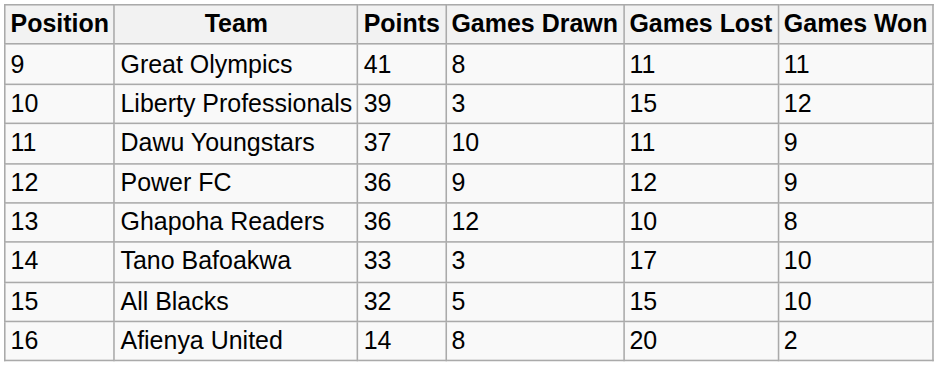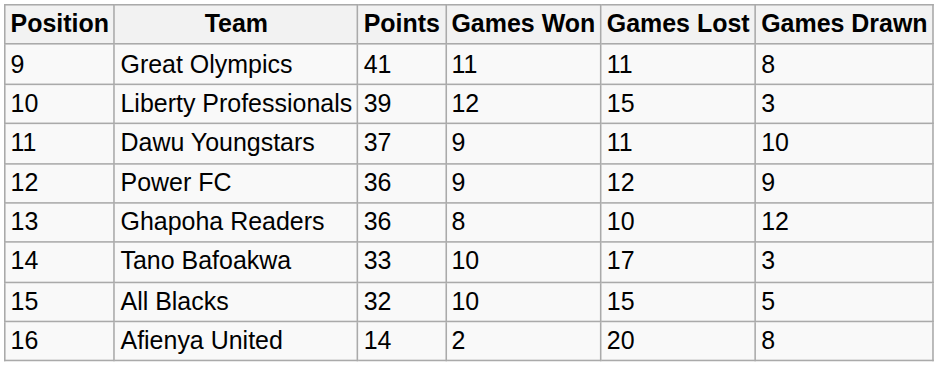columns swapped: (856, 24) <-> (535, 24)
